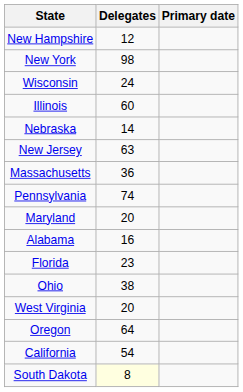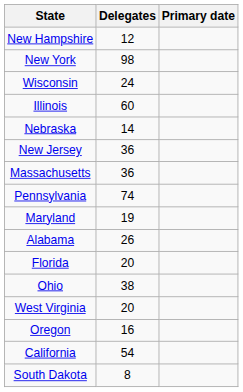(127, 151) 63 -> (127, 151) 36
(127, 218) 20 -> (127, 218) 19
(127, 241) 16 -> (127, 241) 26
(127, 263) 23 -> (127, 263) 20
(127, 331) 64 -> (127, 331) 16
(127, 376) lightyellow background -> (127, 376) no background
